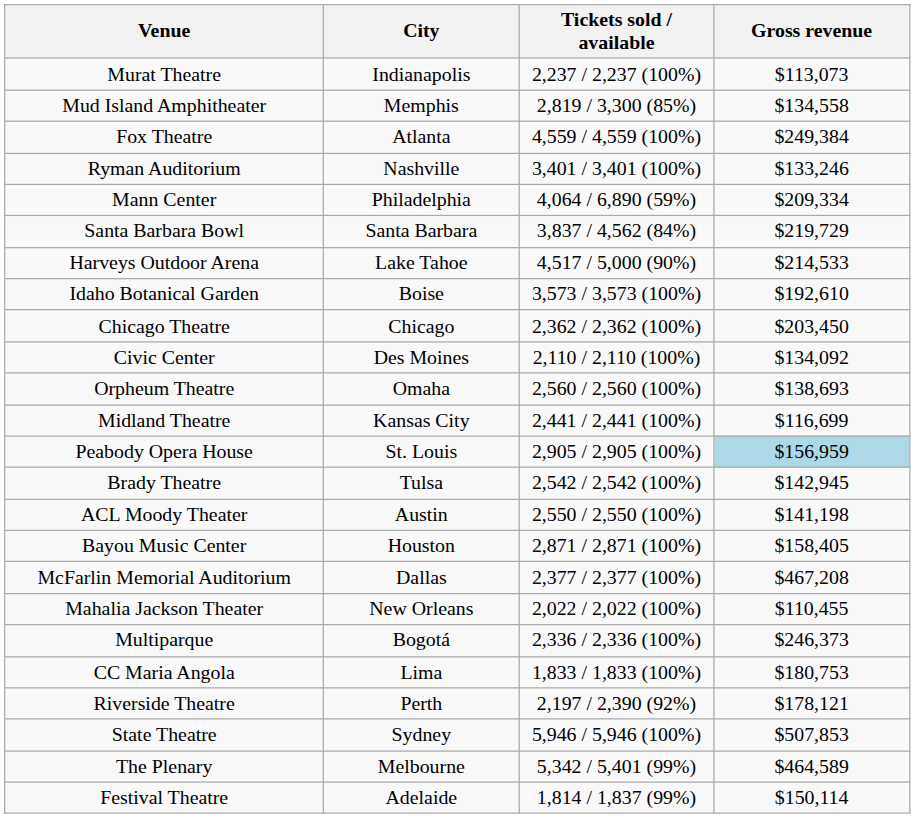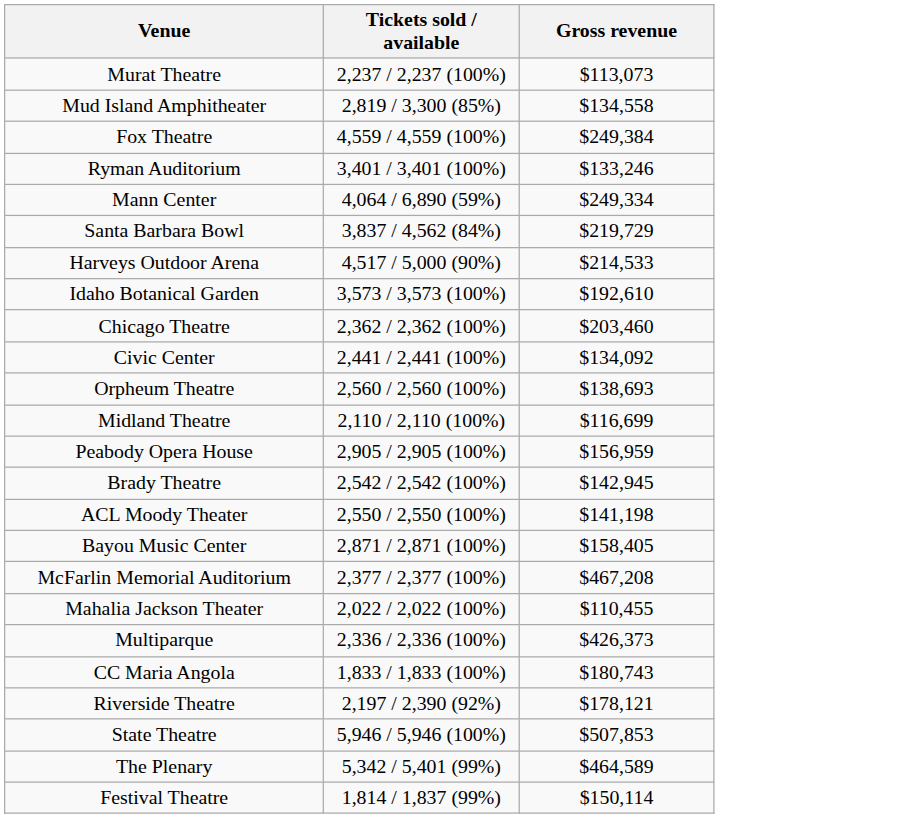- column: (421, 31)
(812, 199) $209,334 -> (616, 199) $249,334
(812, 325) $203,450 -> (616, 325) $203,460
(616, 357) 2,110 / 2,110 (100%) -> (421, 357) 2,441 / 2,441 (100%)
(616, 420) 2,441 / 2,441 (100%) -> (421, 420) 2,110 / 2,110 (100%)
(812, 451) lightblue background -> (616, 451) no background
(812, 640) $246,373 -> (616, 640) $426,373
(812, 671) $180,753 -> (616, 671) $180,743
